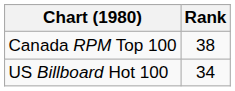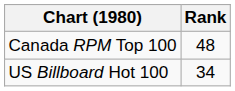(205, 45) 38 -> (205, 45) 48
